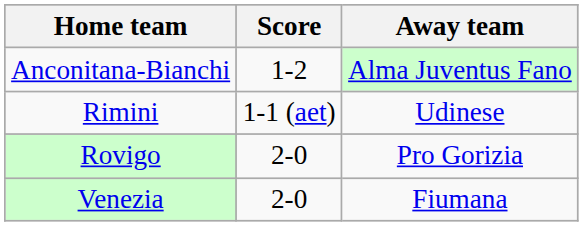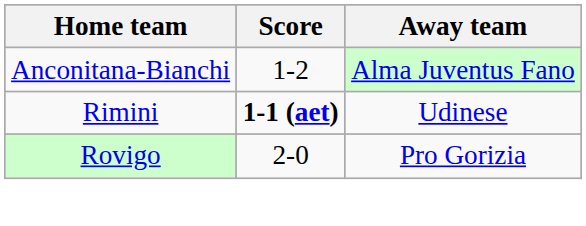(289, 112) normal -> (291, 112) bold
- row: (121, 198)
